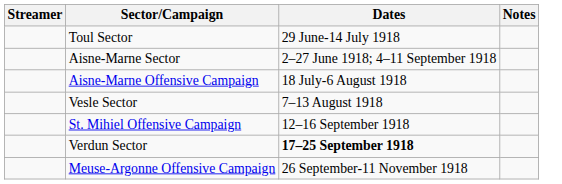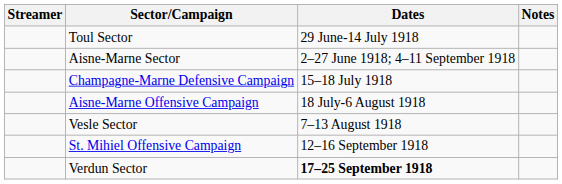+ row: (181, 80)
- row: (172, 168)
